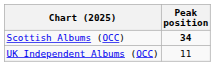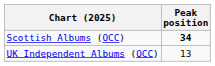(186, 53) 11 -> (186, 53) 13
